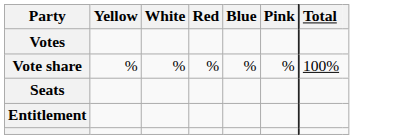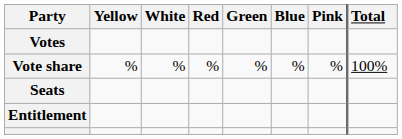+ column: (247, 16)
